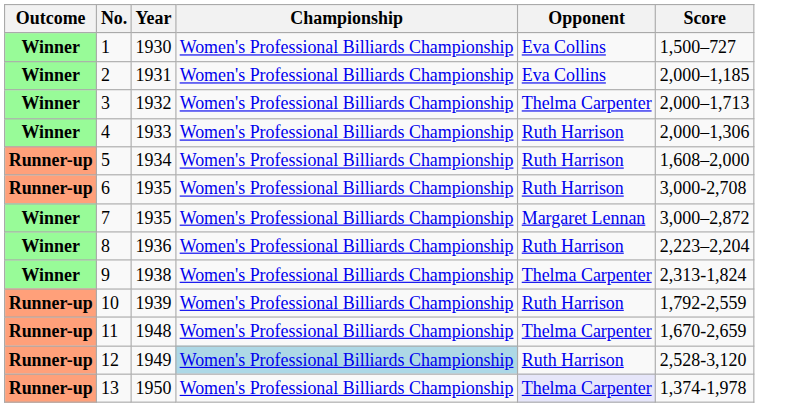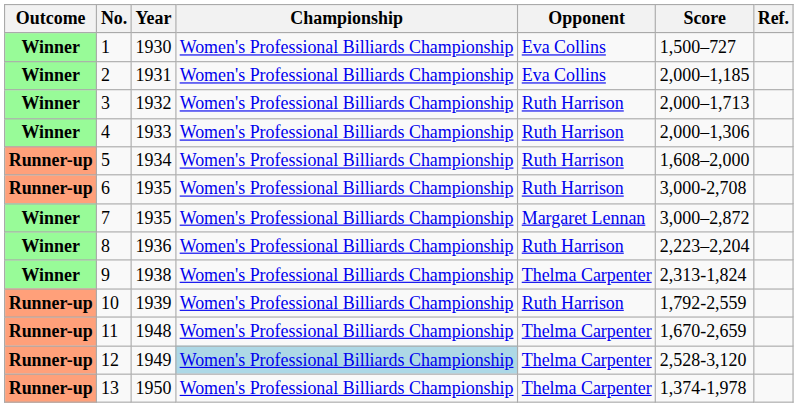+ column: (773, 18)
(587, 103) Thelma Carpenter -> (573, 103) Ruth Harrison
(573, 359) Ruth Harrison -> (587, 359) Thelma Carpenter
(587, 388) lavender background -> (587, 388) no background
